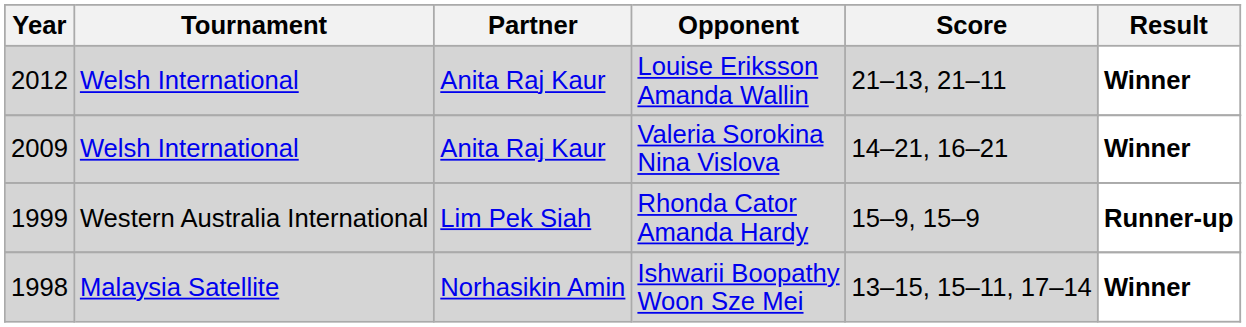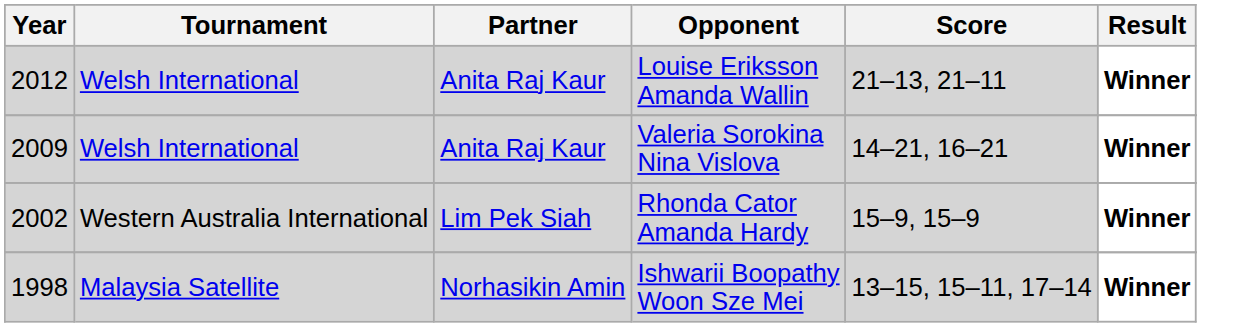(39, 218) 1999 -> (39, 218) 2002
(1169, 218) Runner-up -> (1147, 218) Winner
